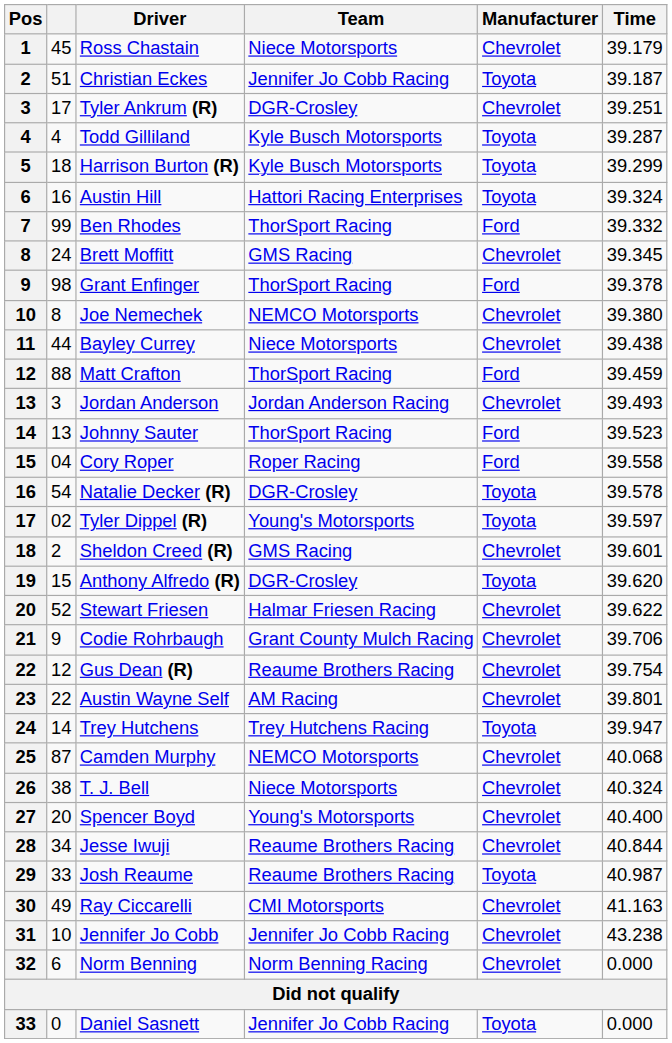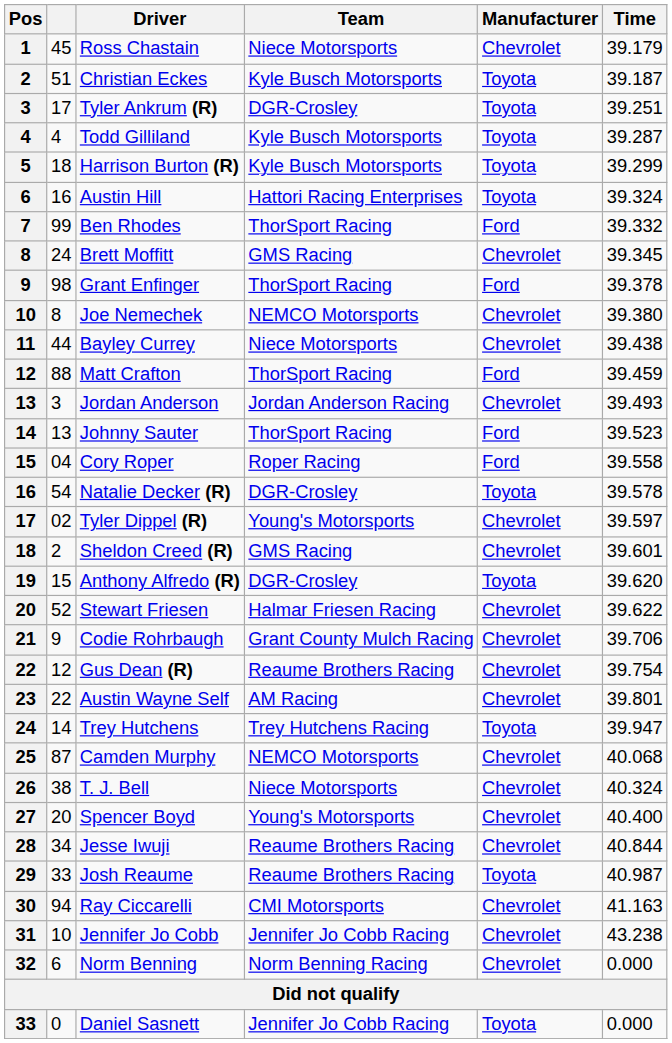(349, 78) Jennifer Jo Cobb Racing -> (345, 78) Kyle Busch Motorsports
(521, 107) Chevrolet -> (509, 107) Toyota
(509, 521) Toyota -> (521, 521) Chevrolet
(61, 905) 49 -> (61, 905) 94
